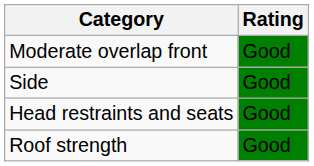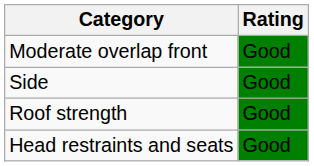rows swapped: (68, 144) <-> (121, 113)
